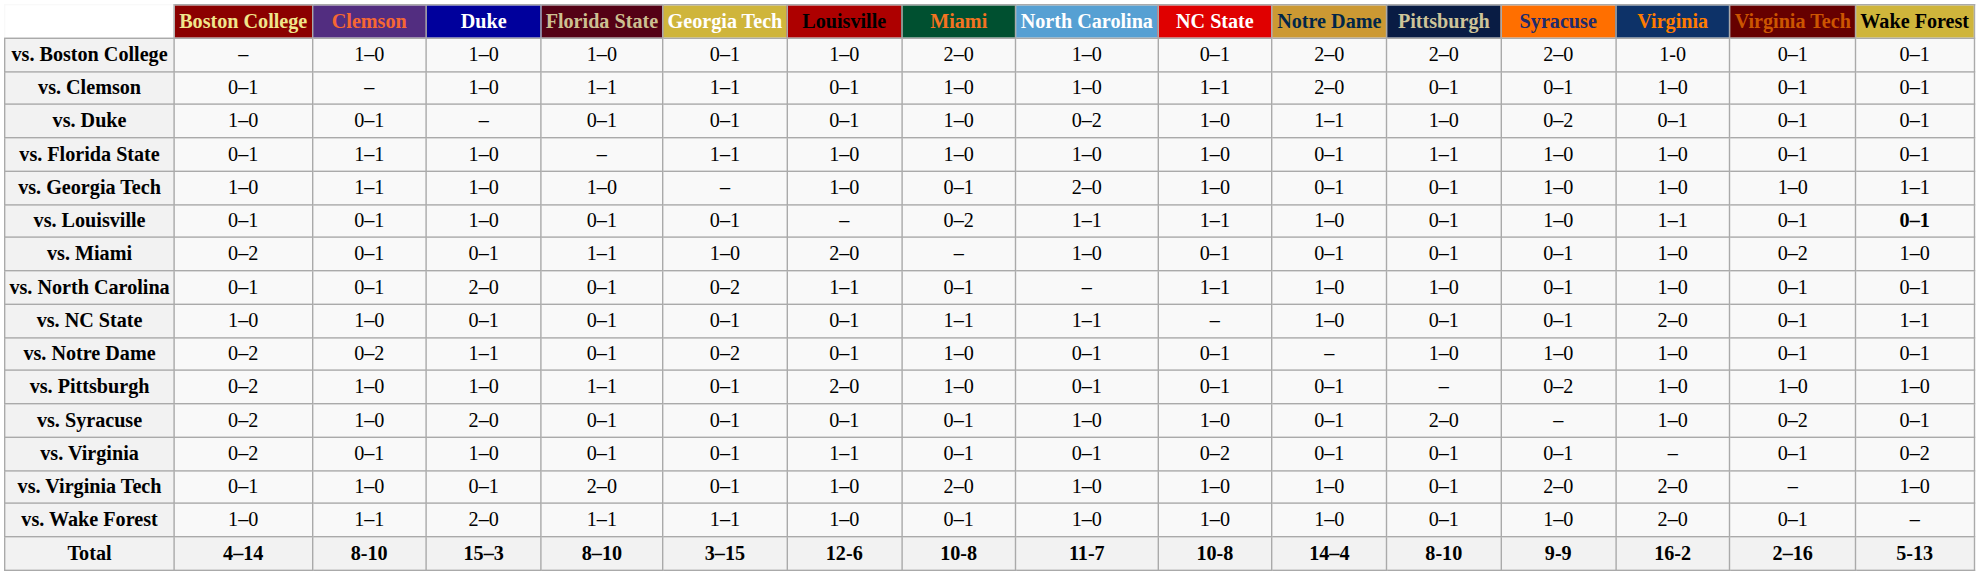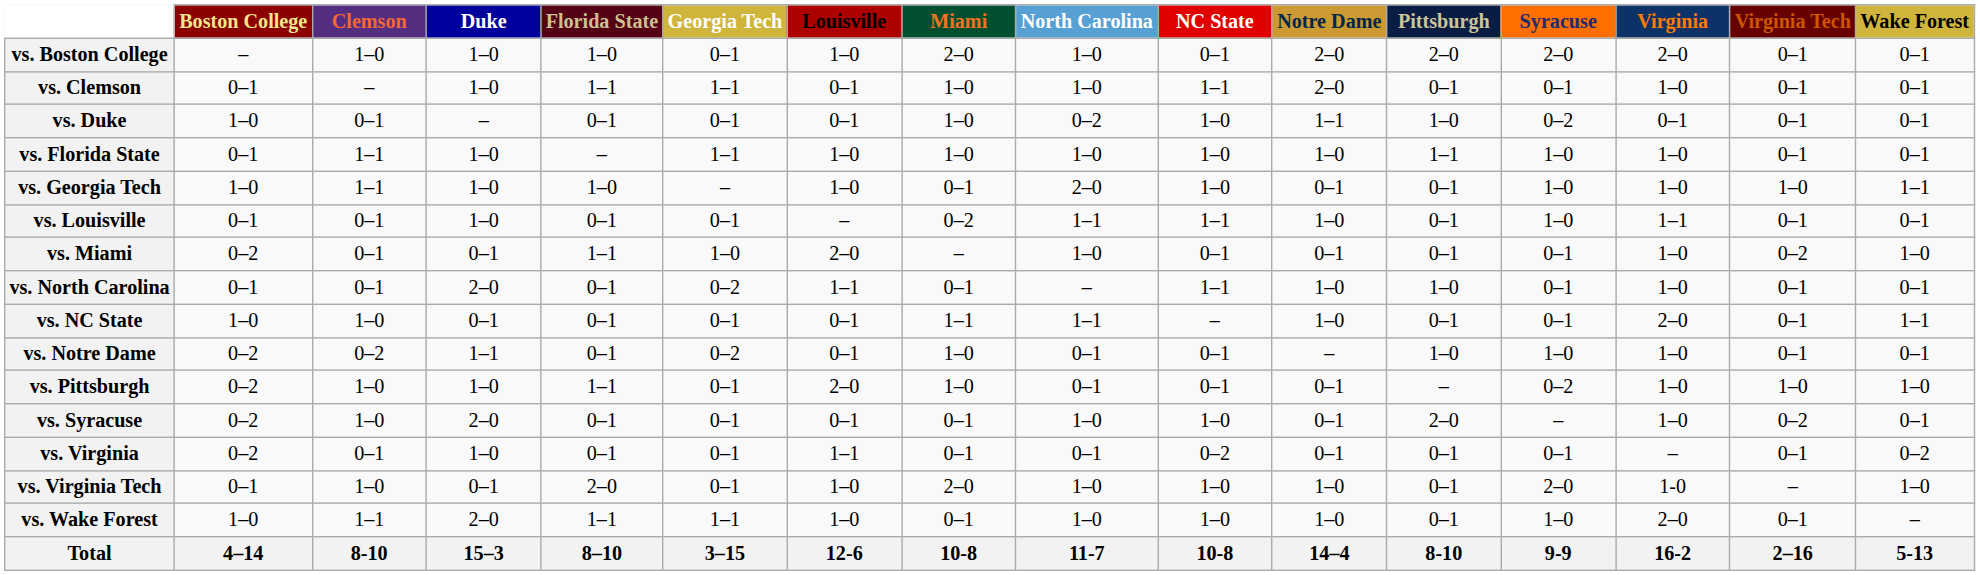(1673, 54) 1-0 -> (1673, 54) 2–0
(1329, 154) 0–1 -> (1329, 154) 1–0
(1915, 221) bold -> (1915, 221) normal
(1673, 487) 2–0 -> (1673, 487) 1-0
